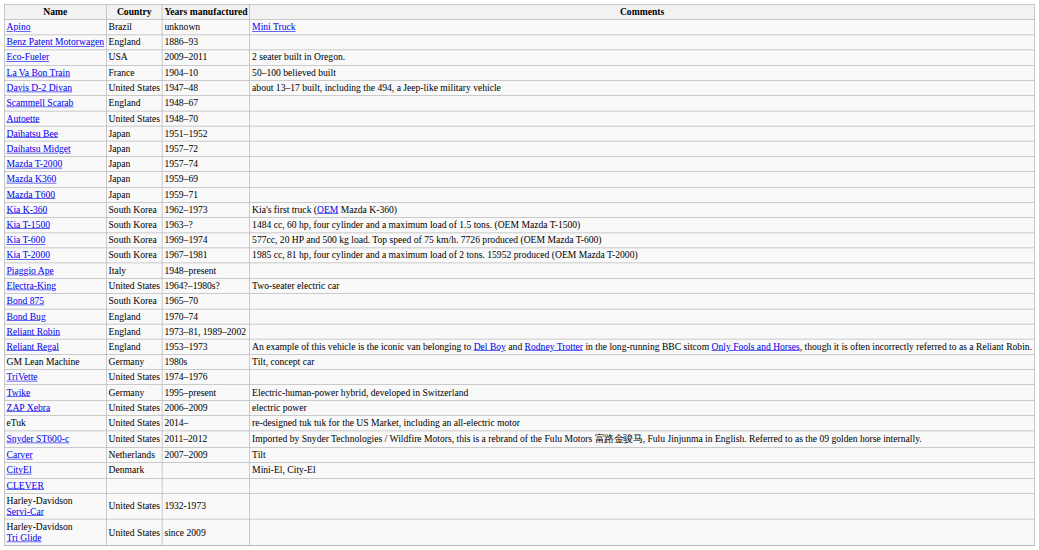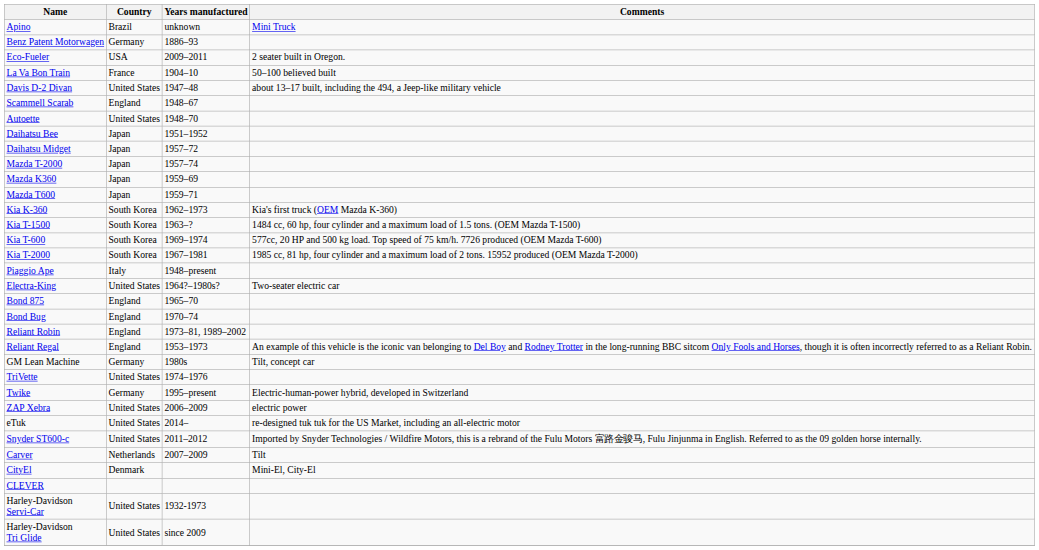(125, 42) England -> (126, 42) Germany
(133, 301) South Korea -> (125, 301) England
